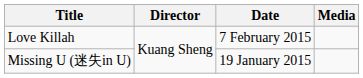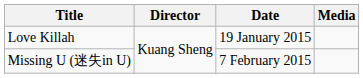(265, 37) 7 February 2015 -> (265, 37) 19 January 2015
(265, 60) 19 January 2015 -> (265, 60) 7 February 2015
